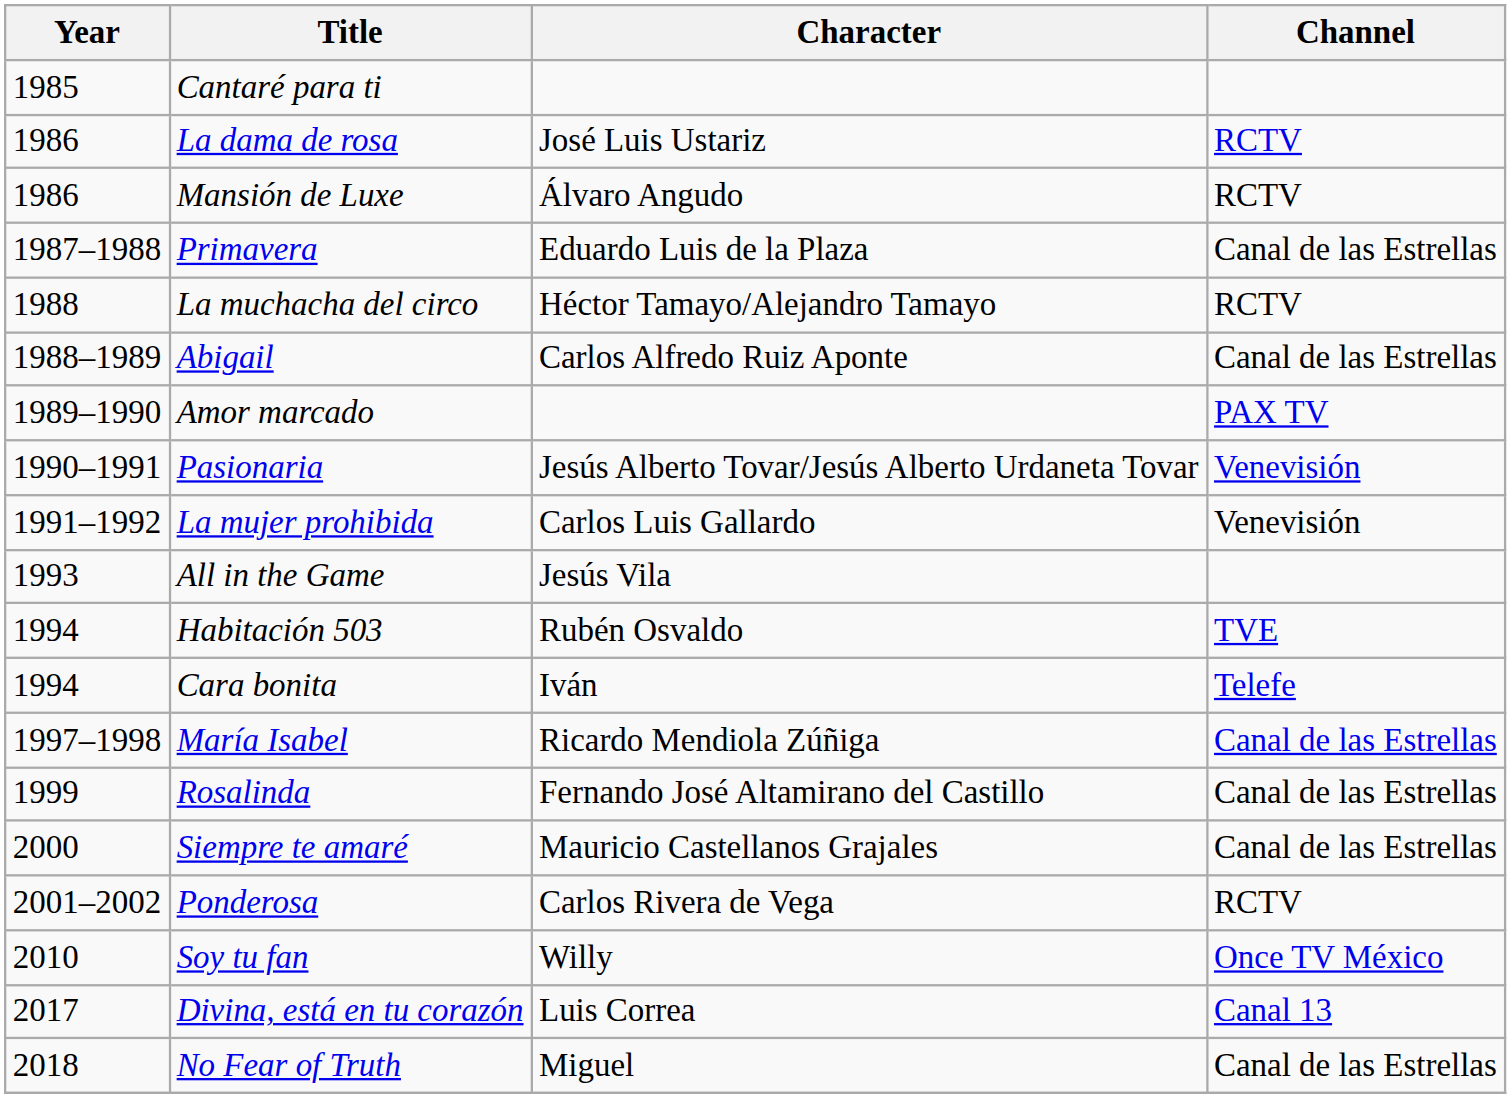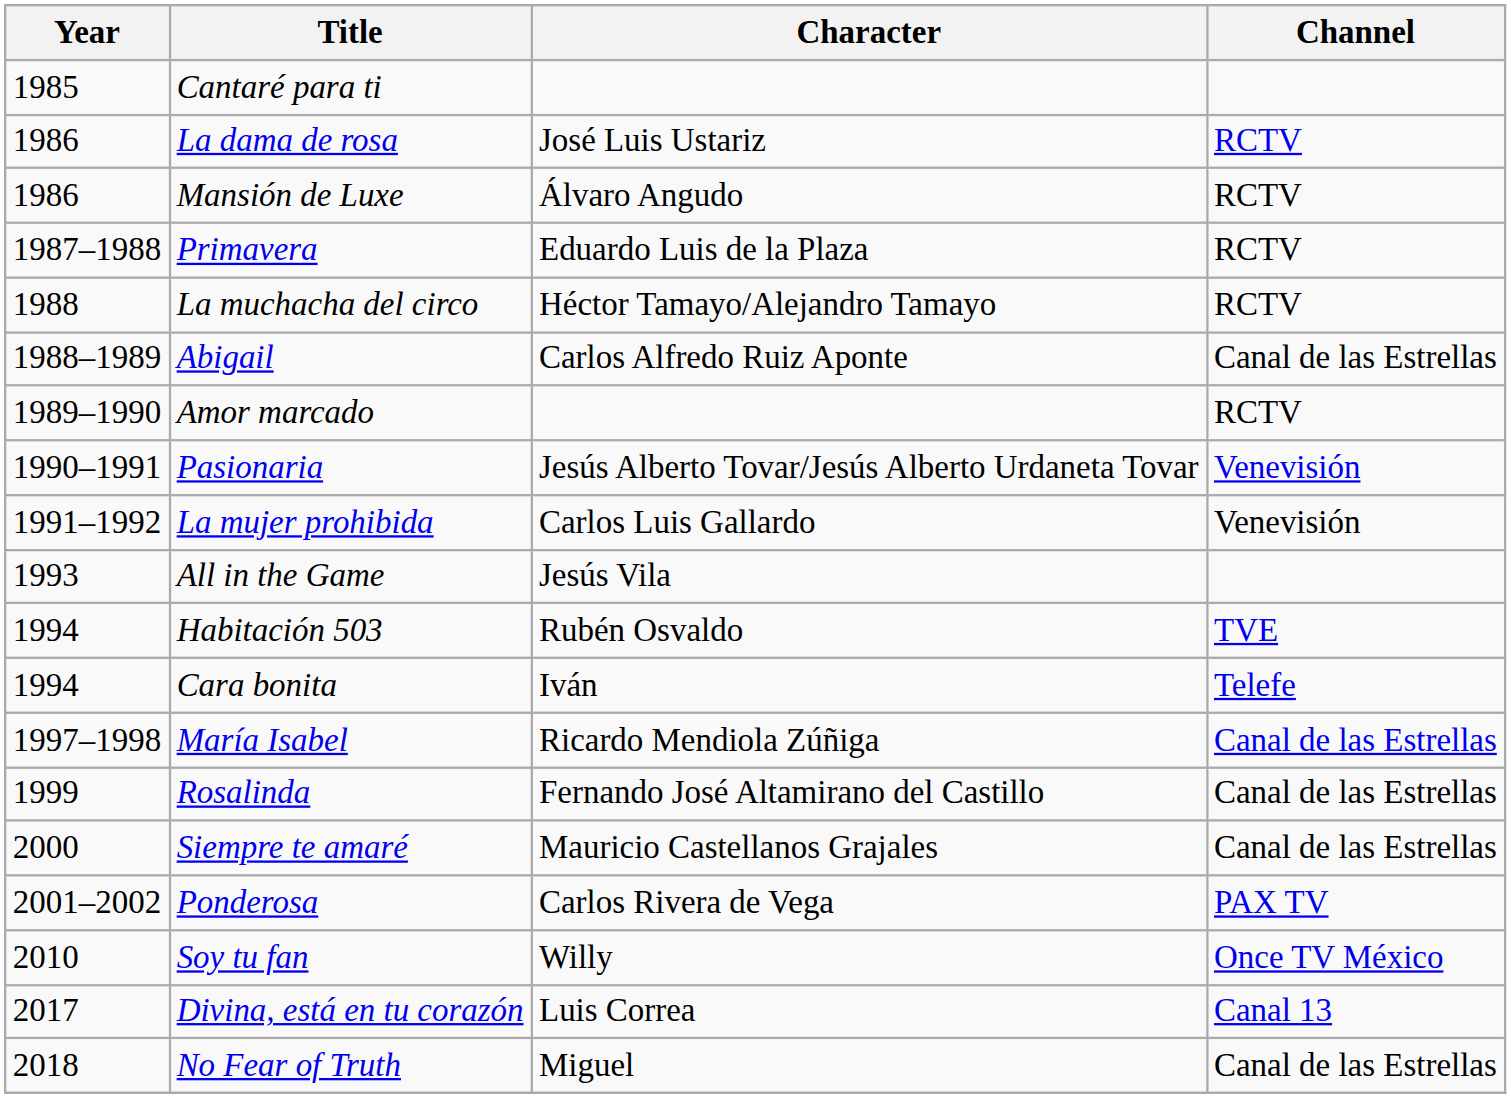(1355, 249) Canal de las Estrellas -> (1258, 249) RCTV
(1271, 412) PAX TV -> (1258, 412) RCTV
(1258, 902) RCTV -> (1271, 902) PAX TV
